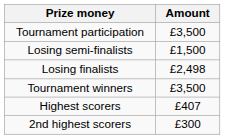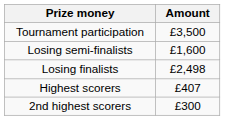(188, 50) £1,500 -> (188, 50) £1,600
- row: (80, 87)
